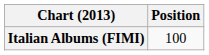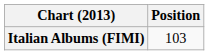(176, 38) 100 -> (176, 38) 103
